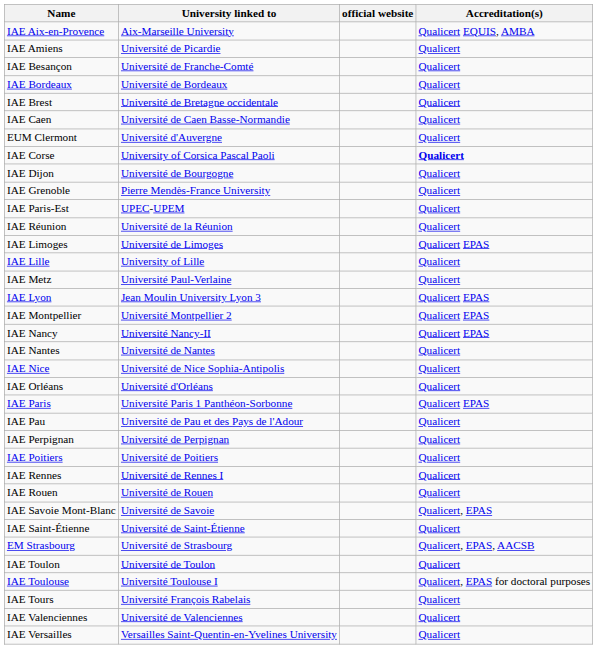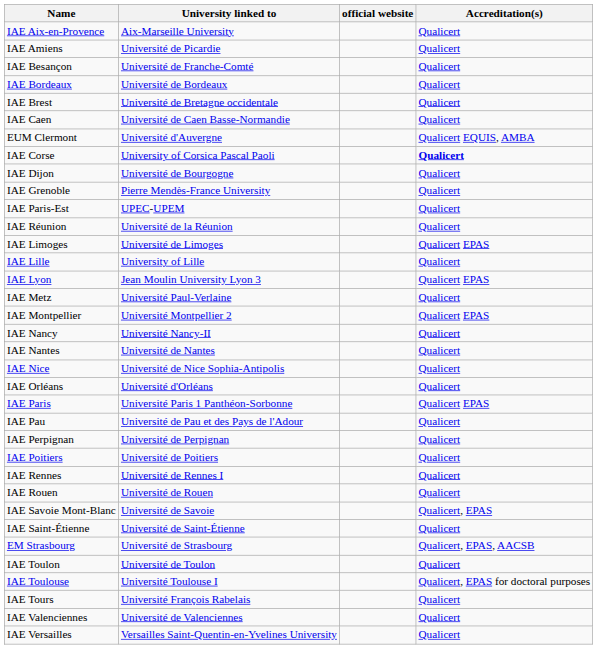(477, 31) Qualicert EQUIS, AMBA -> (439, 31) Qualicert
(439, 137) Qualicert -> (477, 137) Qualicert EQUIS, AMBA
rows swapped: (29, 297) <-> (29, 279)
(454, 333) Qualicert EPAS -> (439, 333) Qualicert
